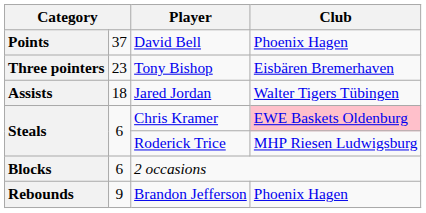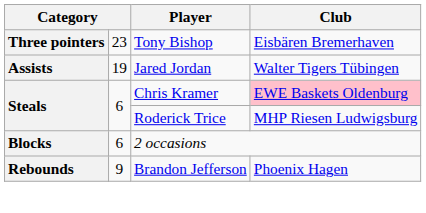- row: (168, 42)
(119, 93) 18 -> (119, 67) 19
